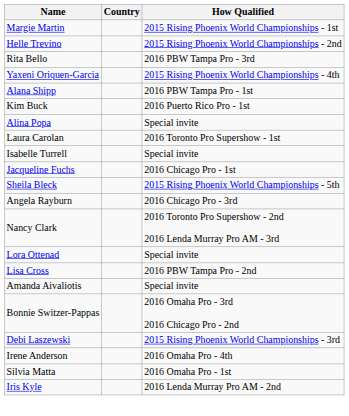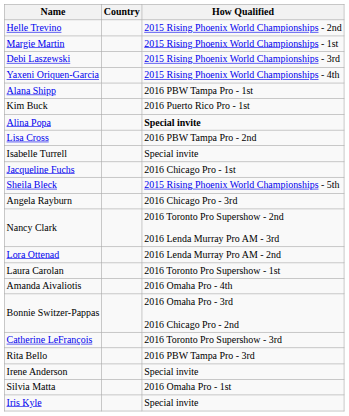rows swapped: (36, 28) <-> (34, 43)
rows swapped: (38, 340) <-> (27, 59)
(171, 122) normal -> (172, 122) bold
rows swapped: (35, 138) <-> (28, 270)
(171, 254) Special invite -> (213, 254) 2016 Lenda Murray Pro AM - 2nd
(171, 286) Special invite -> (188, 286) 2016 Omaha Pro - 4th
+ row: (49, 340)
(188, 355) 2016 Omaha Pro - 4th -> (171, 371) Special invite
(213, 387) 2016 Lenda Murray Pro AM - 2nd -> (171, 403) Special invite
